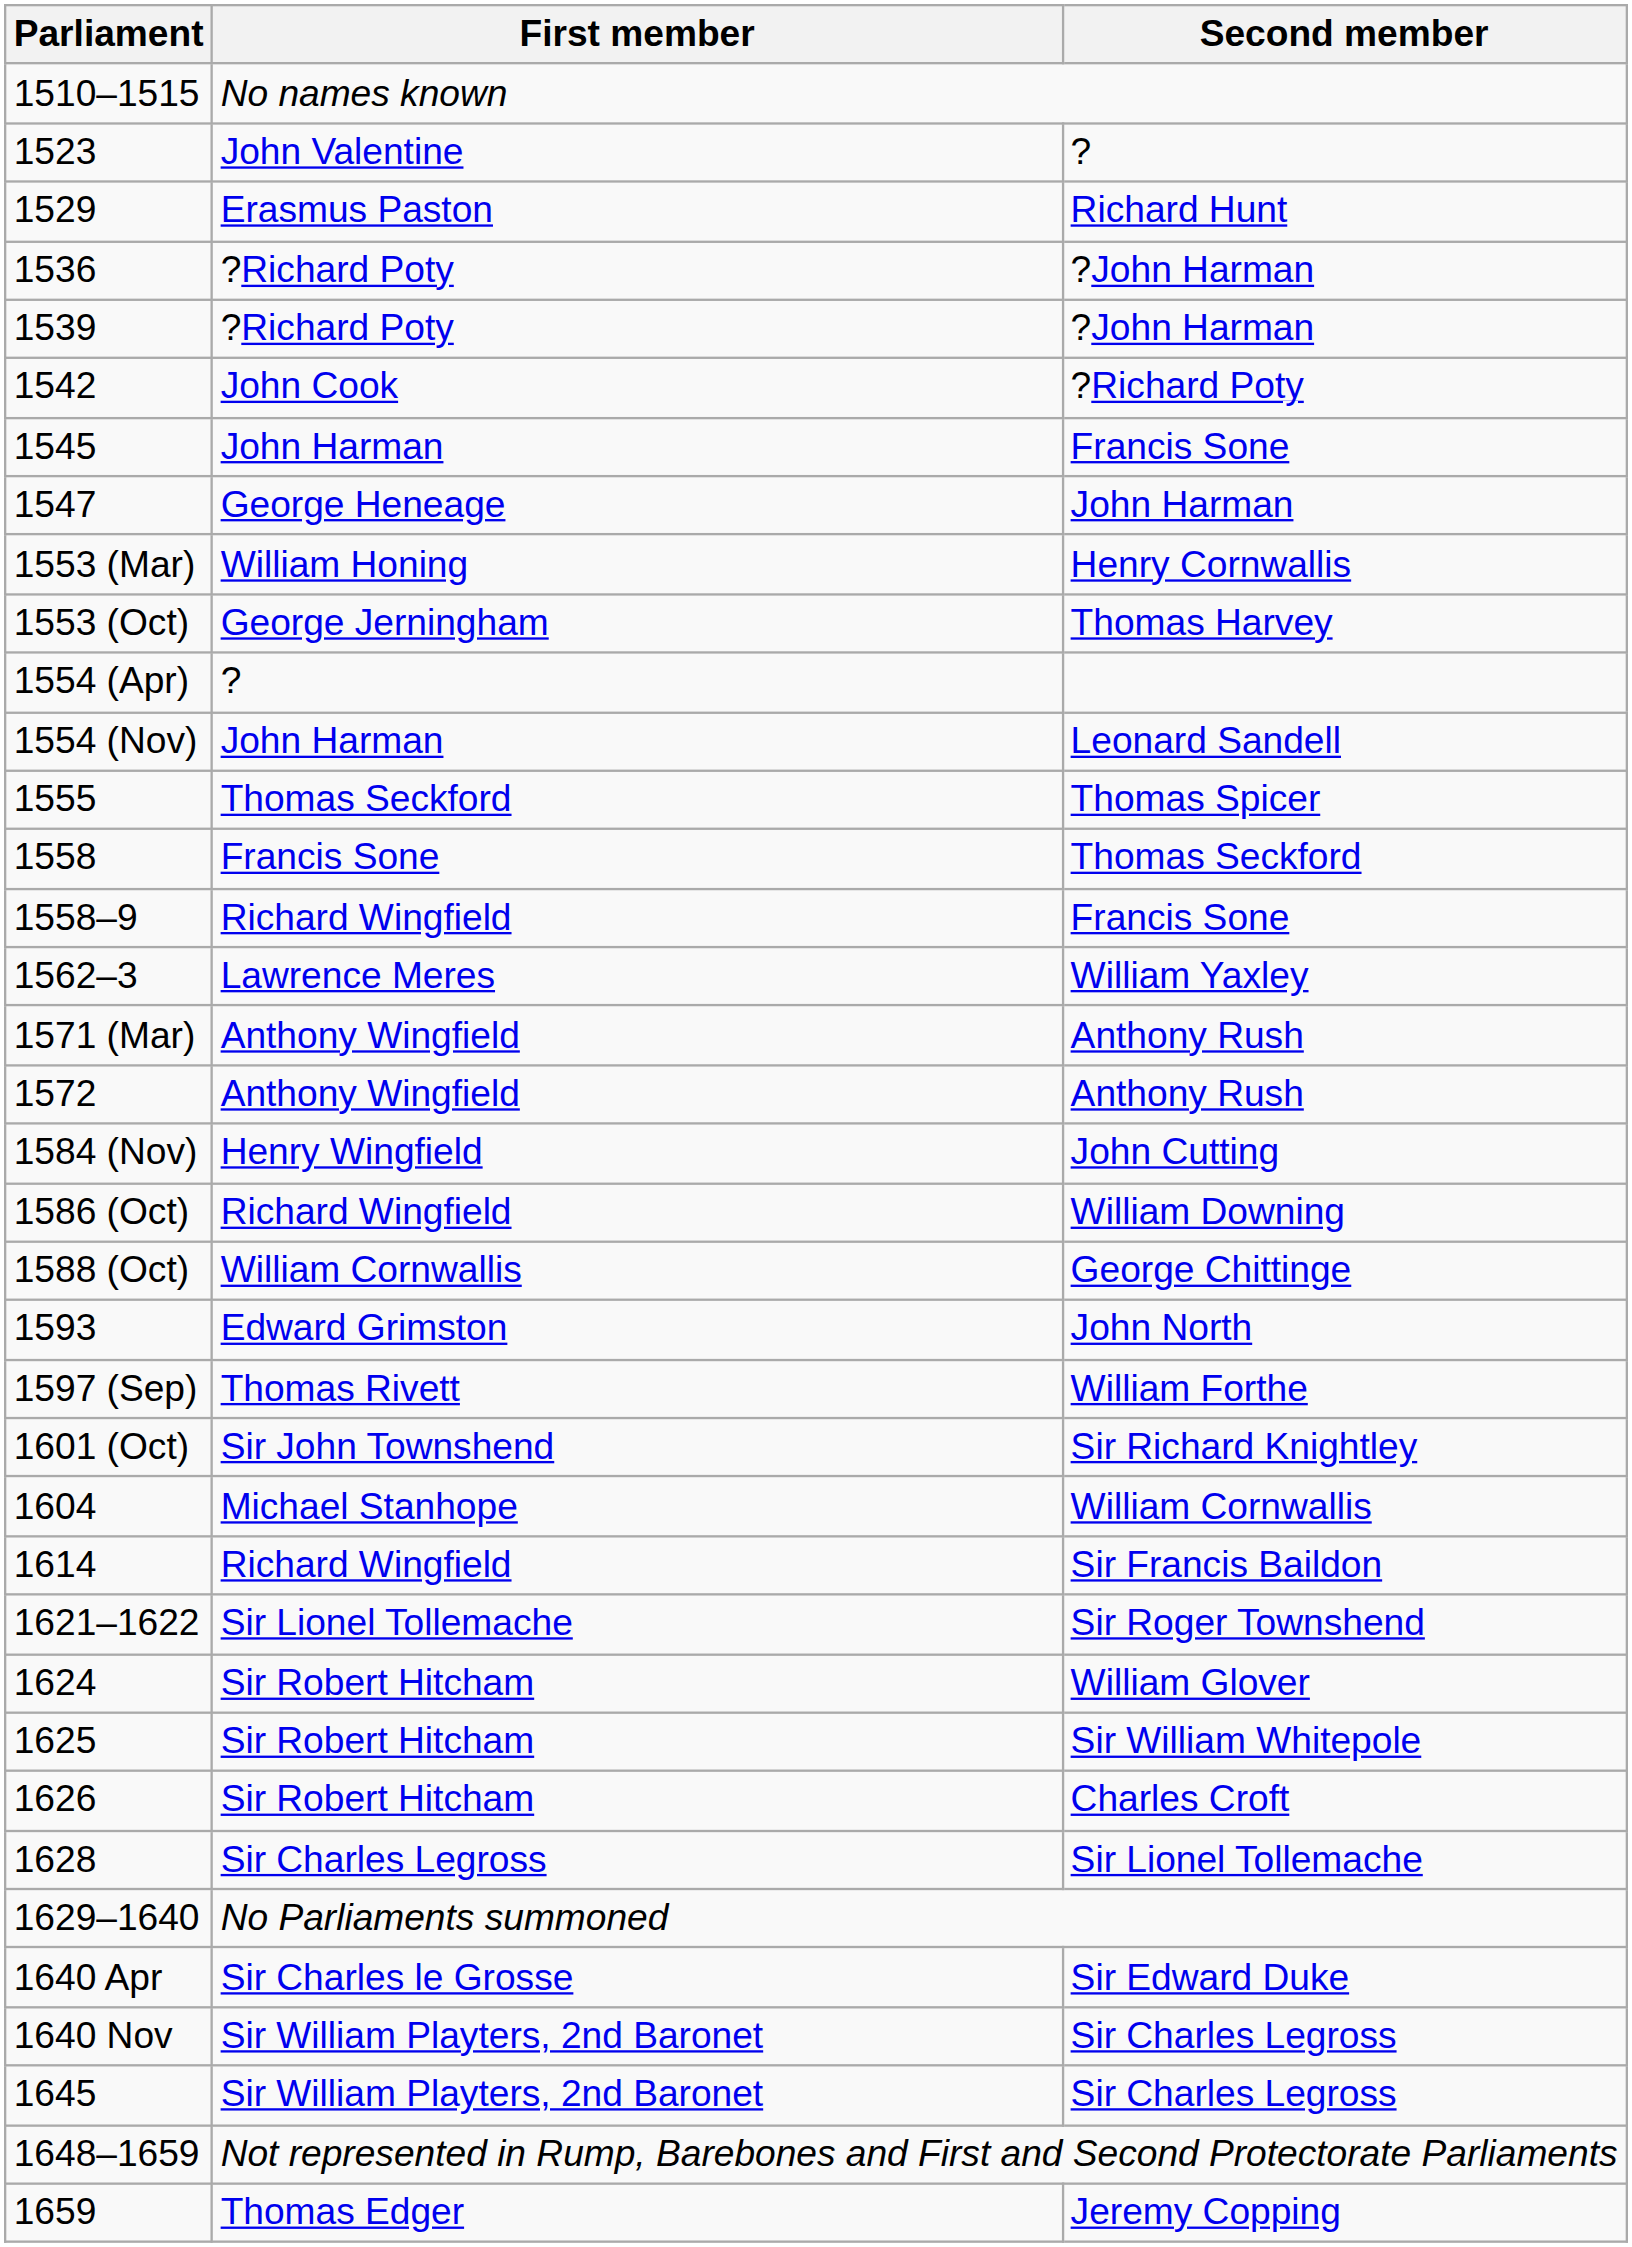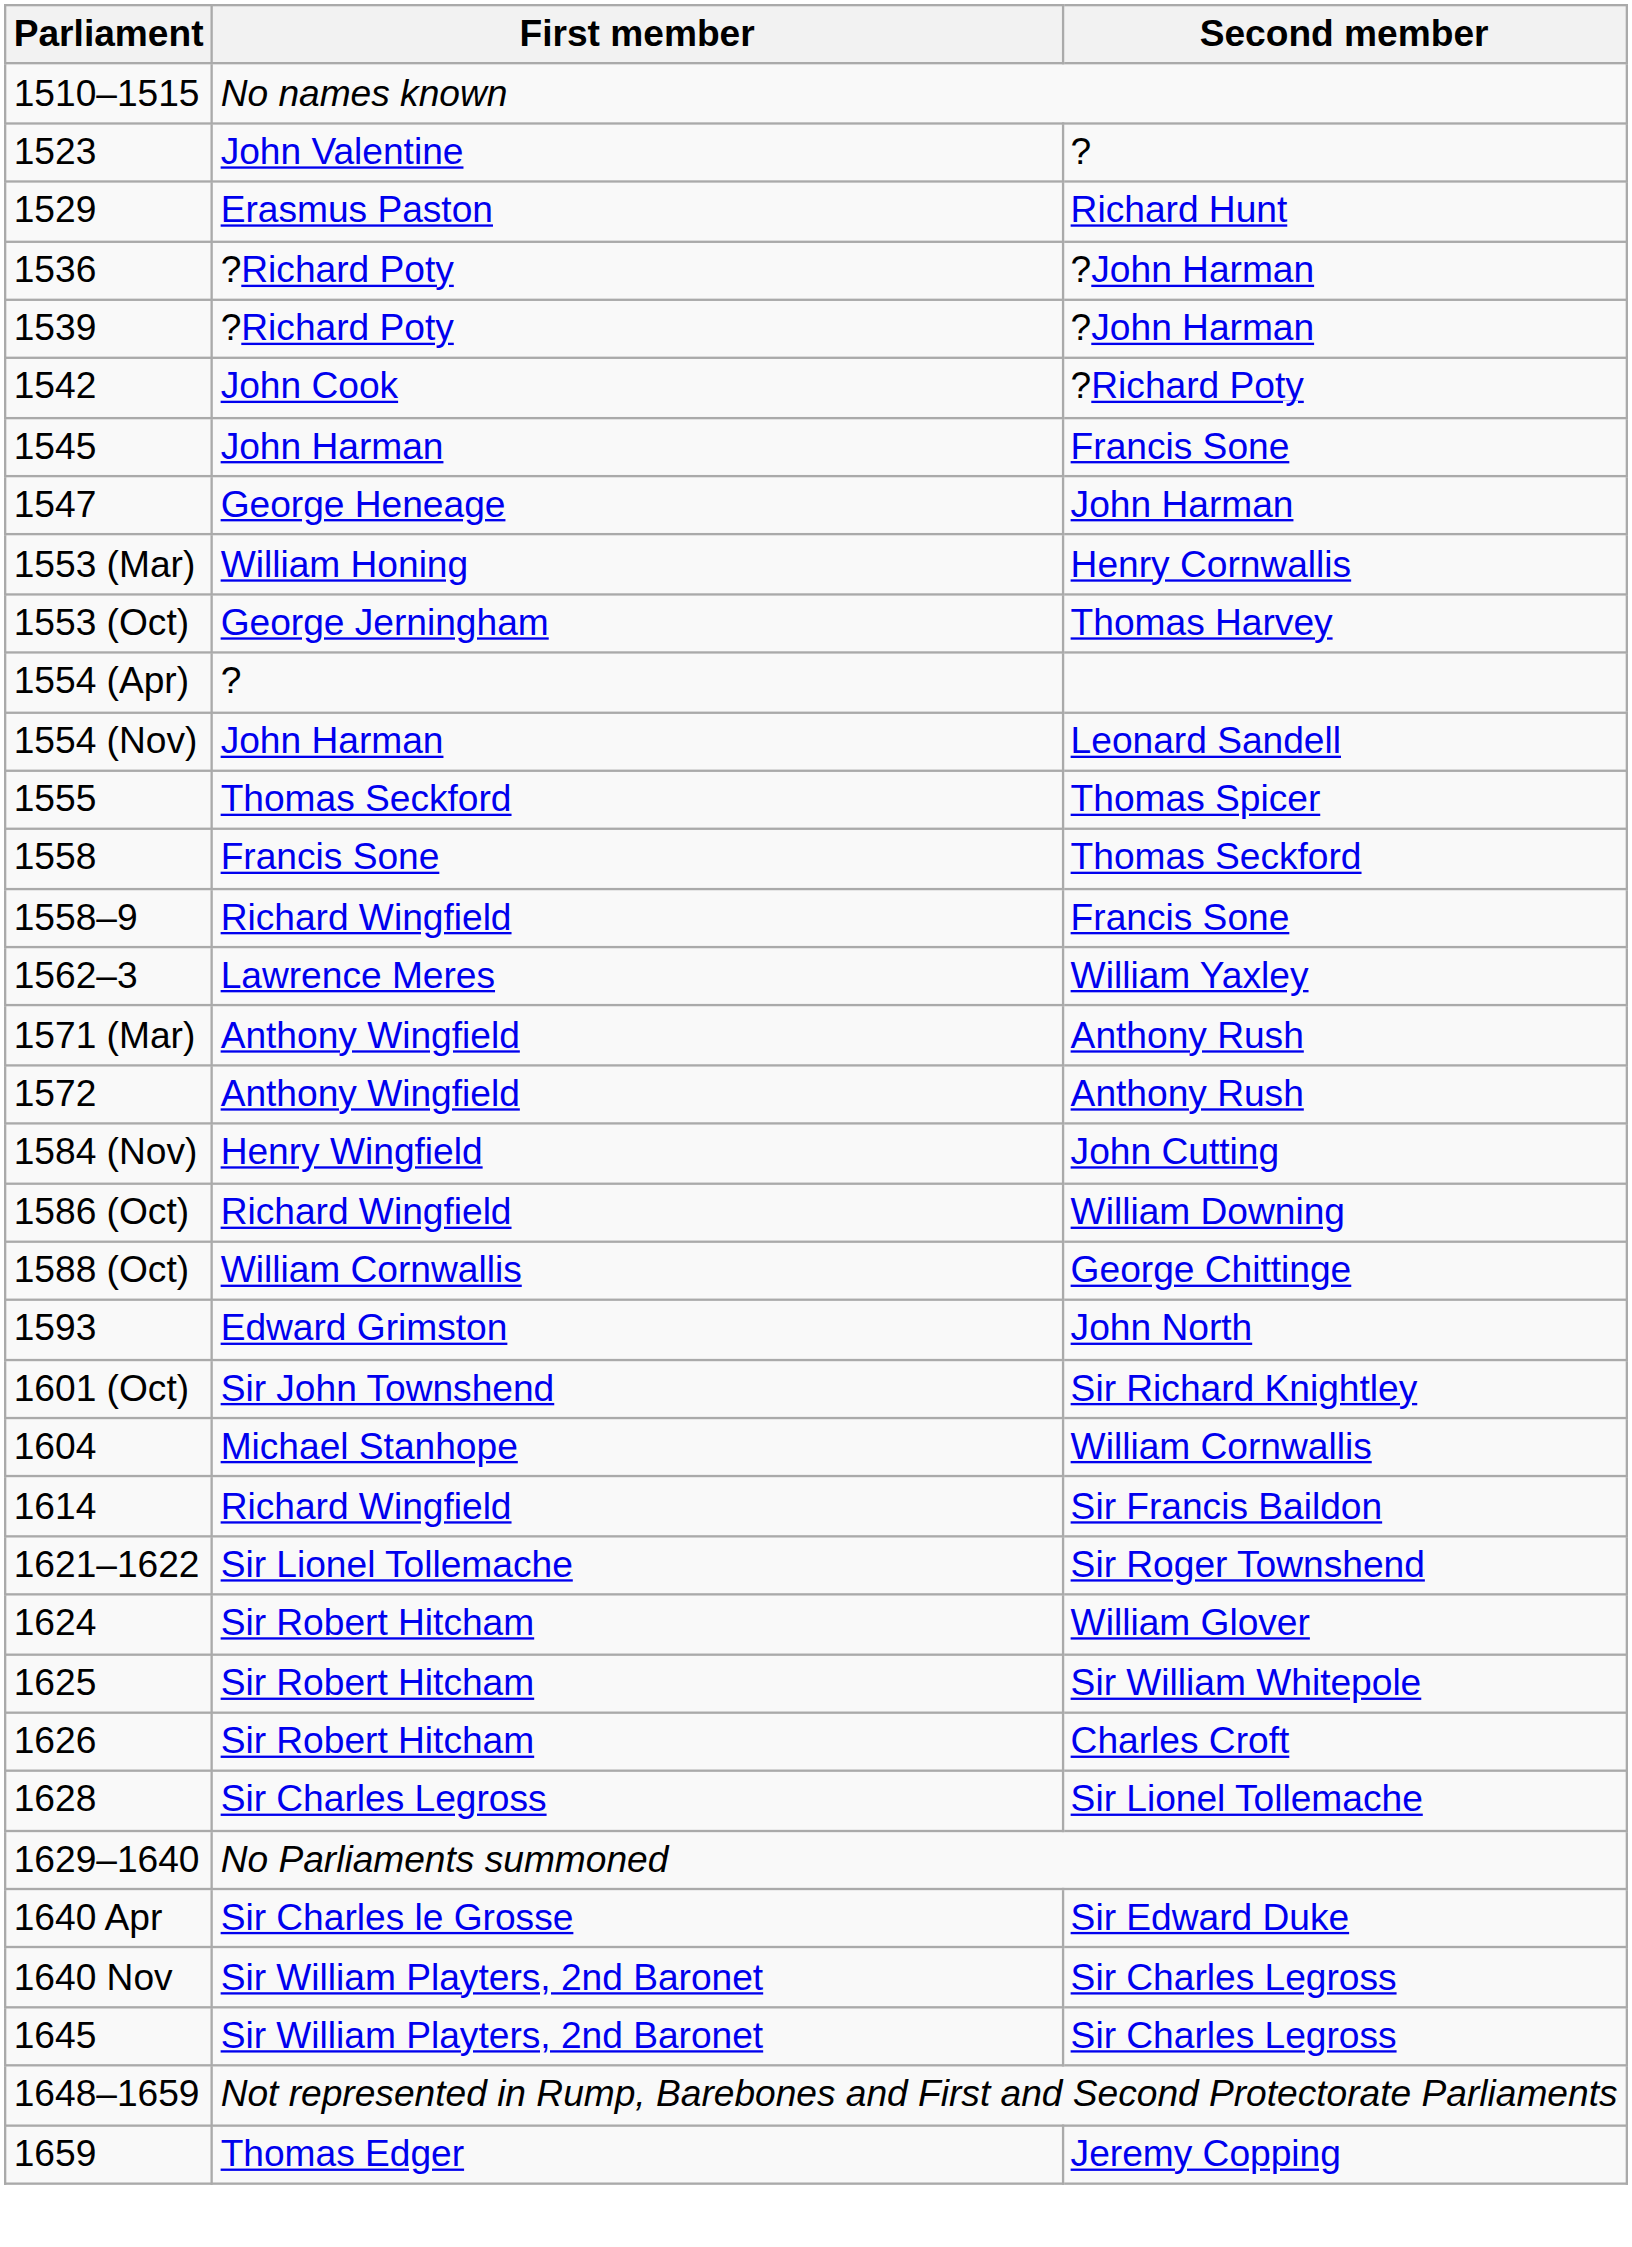- row: (106, 1387)
